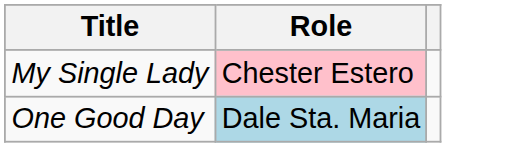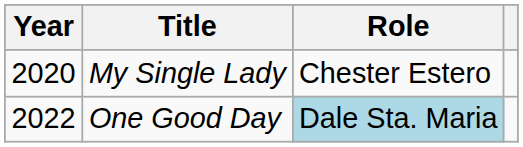+ column: (44, 27)
(318, 73) pink background -> (395, 73) no background
